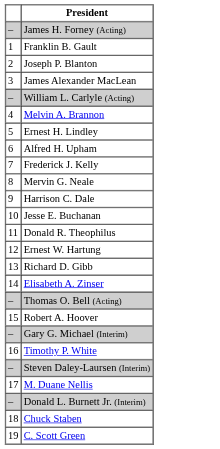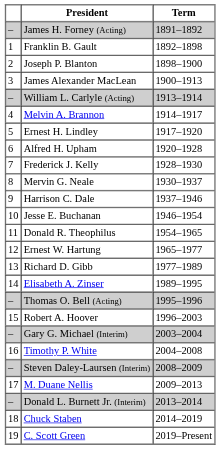+ column: (184, 13)
